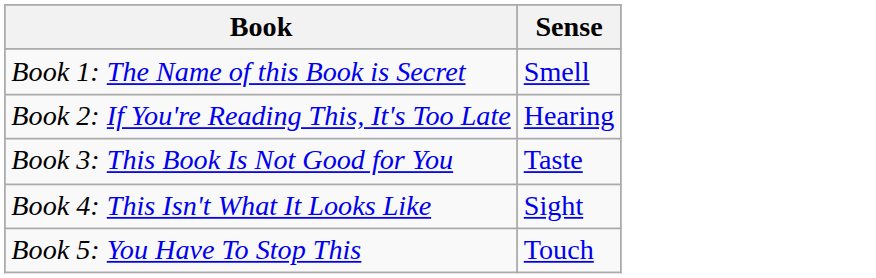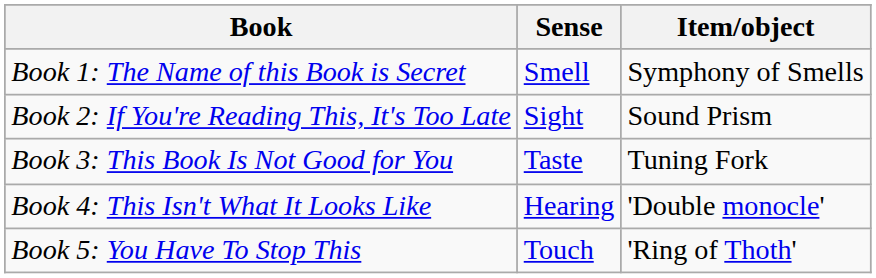+ column: (746, 26)
(569, 116) Hearing -> (553, 116) Sight
(553, 205) Sight -> (569, 205) Hearing
